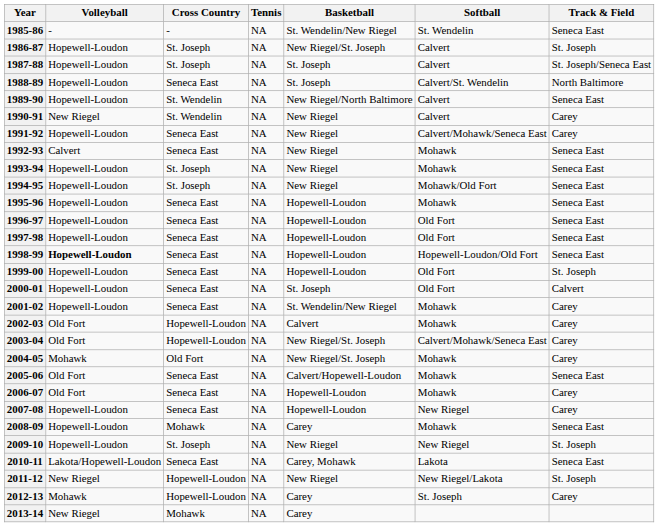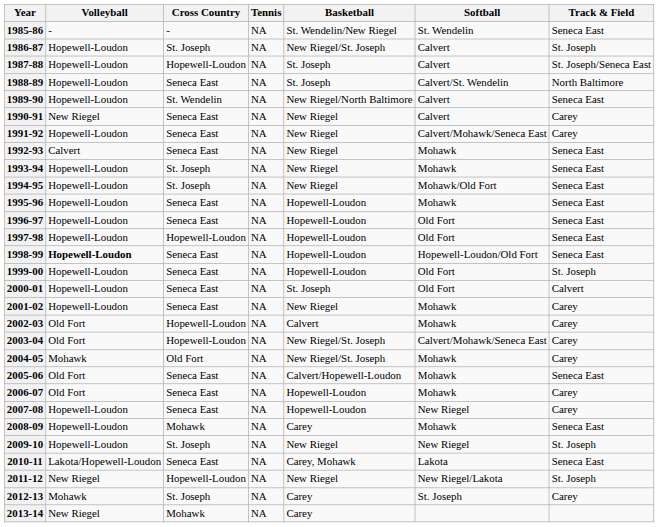(188, 64) St. Joseph -> (206, 64) Hopewell-Loudon
(194, 116) St. Wendelin -> (192, 116) Seneca East
(192, 237) Seneca East -> (206, 237) Hopewell-Loudon
(342, 306) St. Wendelin/New Riegel -> (312, 306) New Riegel
(206, 496) Hopewell-Loudon -> (188, 496) St. Joseph
